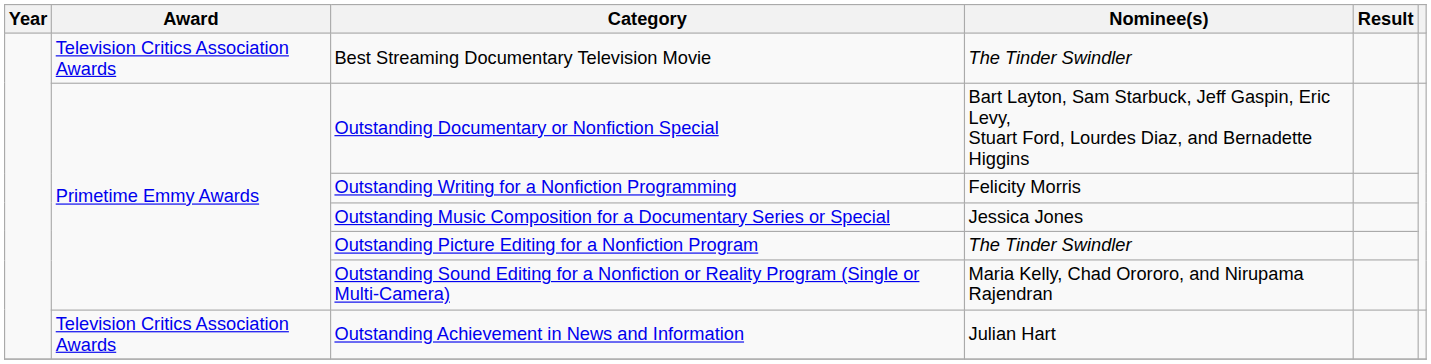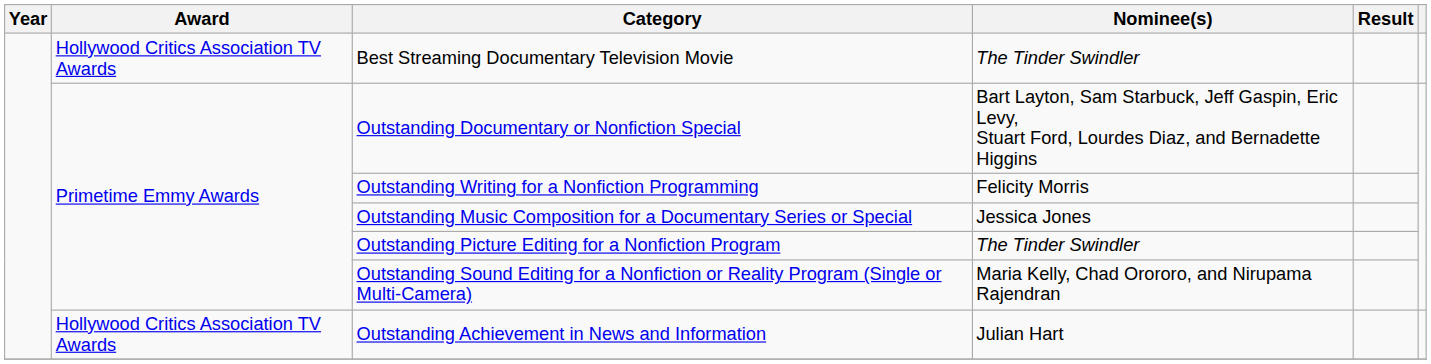(172, 58) Television Critics Association Awards -> (188, 58) Hollywood Critics Association TV Awards
(172, 334) Television Critics Association Awards -> (188, 334) Hollywood Critics Association TV Awards
